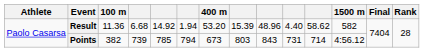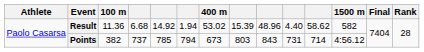(214, 26) 53.20 -> (214, 26) 53.02
(139, 41) 739 -> (139, 41) 737
